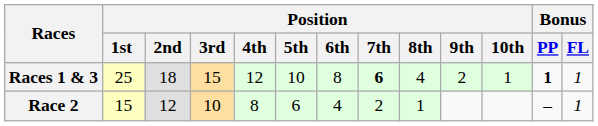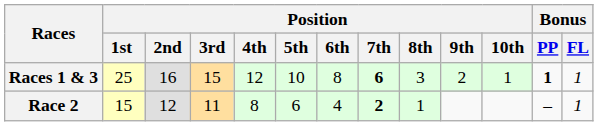(168, 76) 18 -> (168, 76) 16
(420, 76) 4 -> (420, 76) 3
(212, 105) 10 -> (212, 105) 11
(379, 105) normal -> (379, 105) bold
